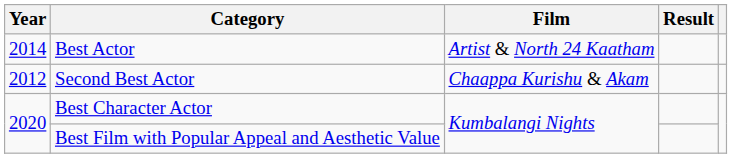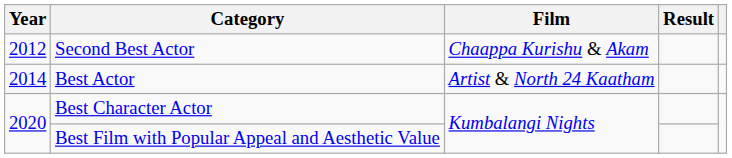rows swapped: (125, 78) <-> (95, 49)
